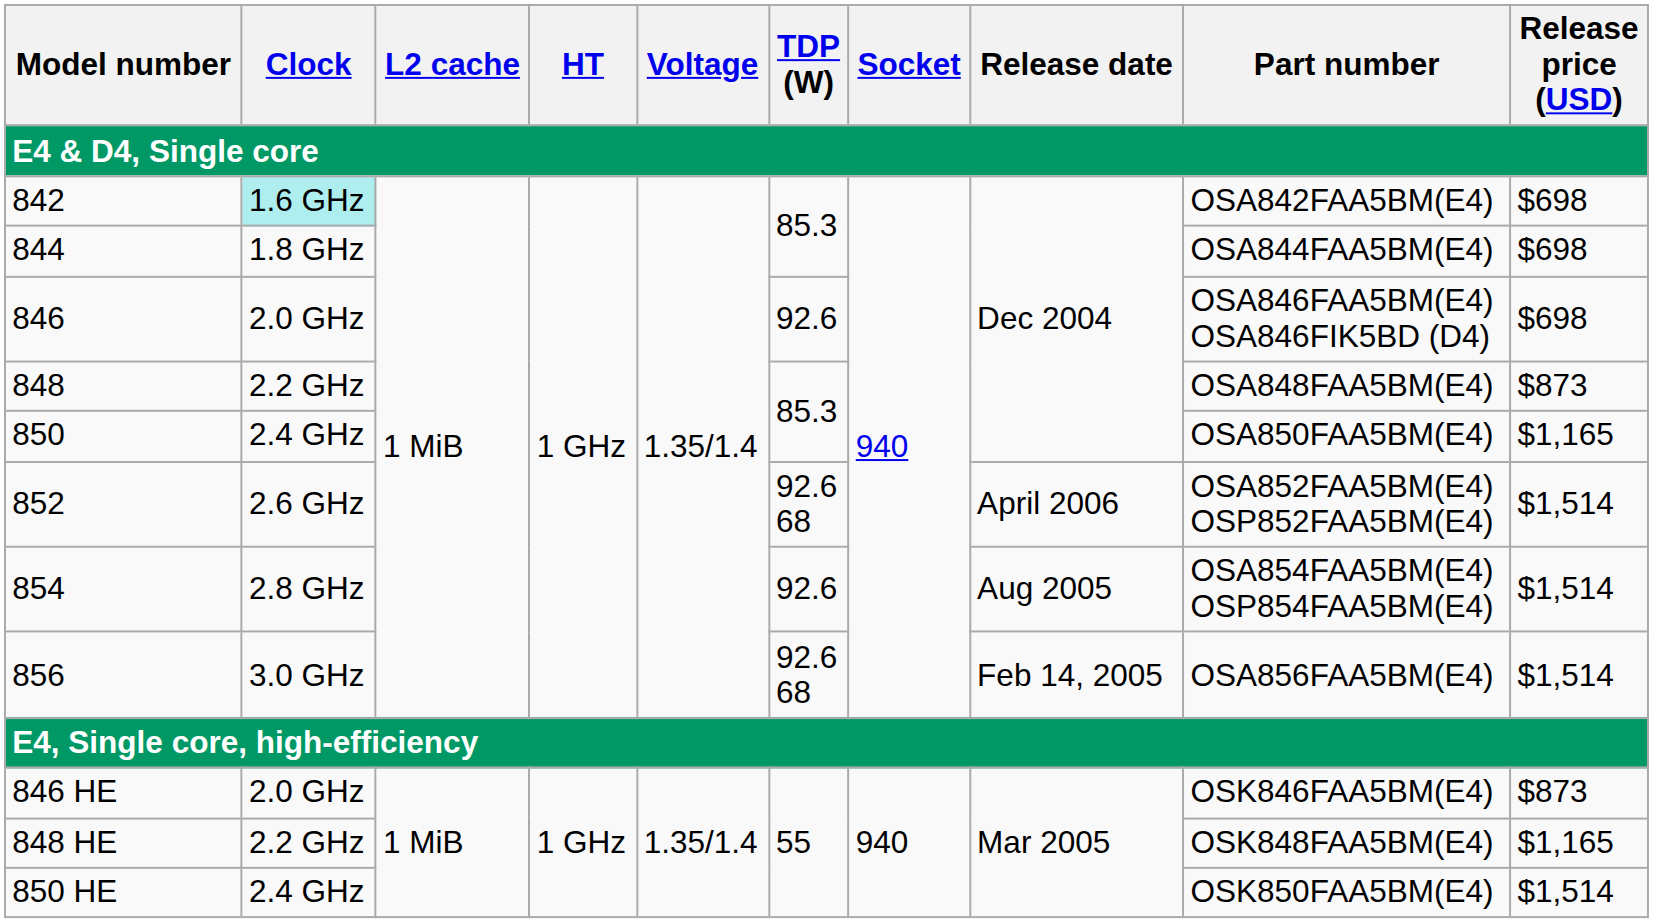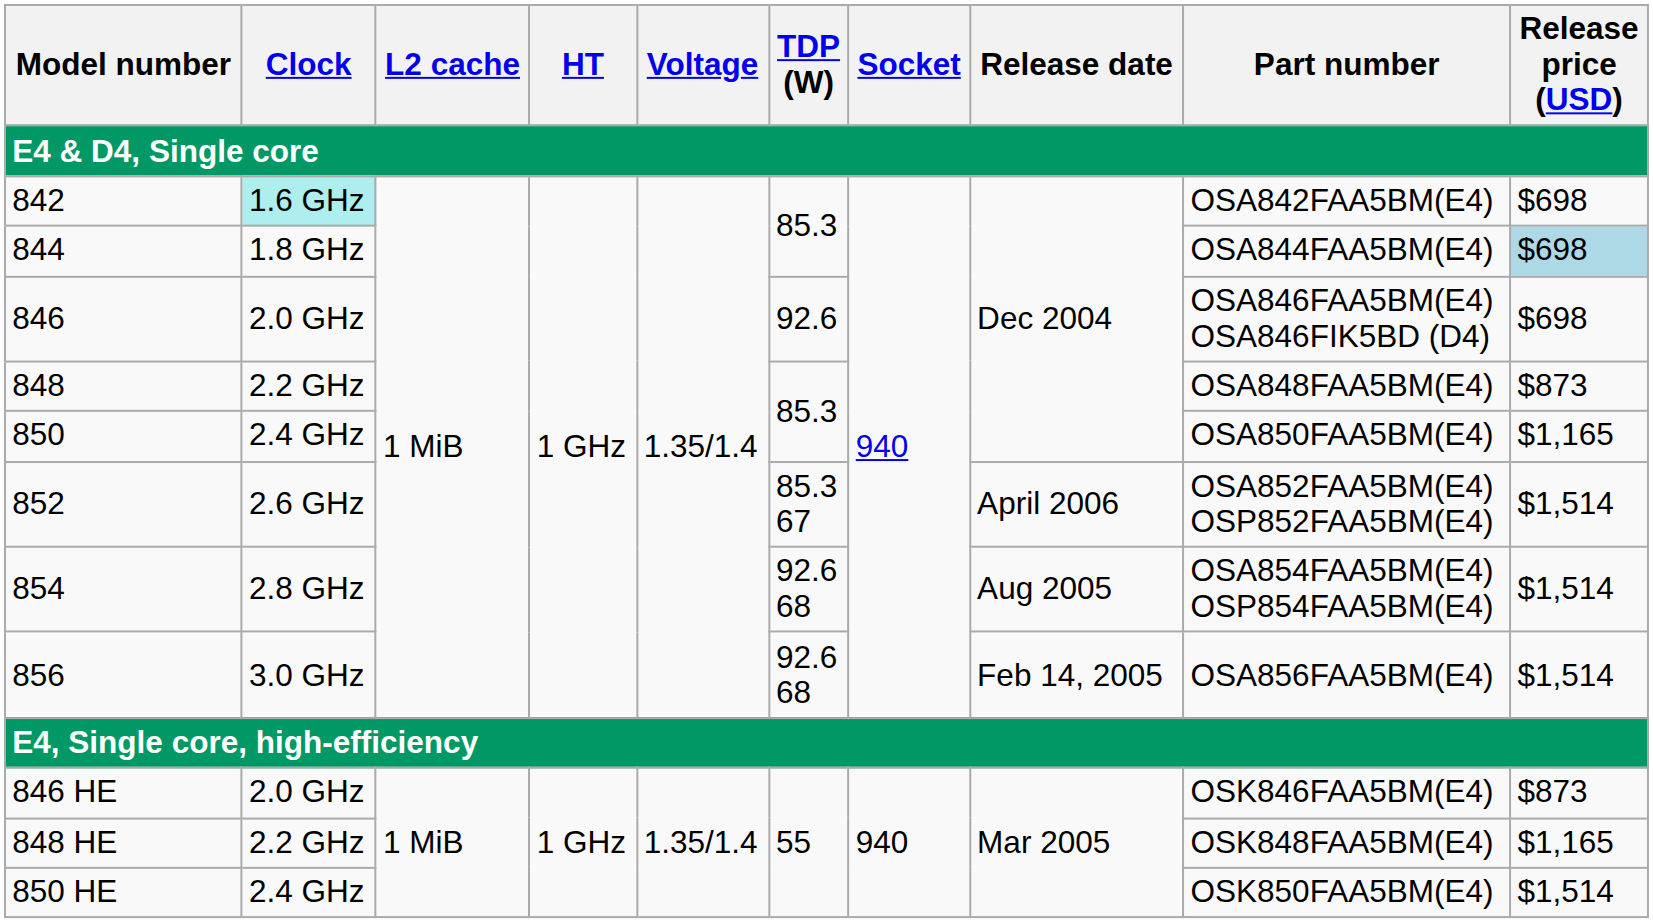(1553, 250) no background -> (1553, 250) lightblue background
(807, 503) 92.6 68 -> (807, 503) 85.3 67
(807, 588) 92.6 -> (807, 588) 92.6 68
